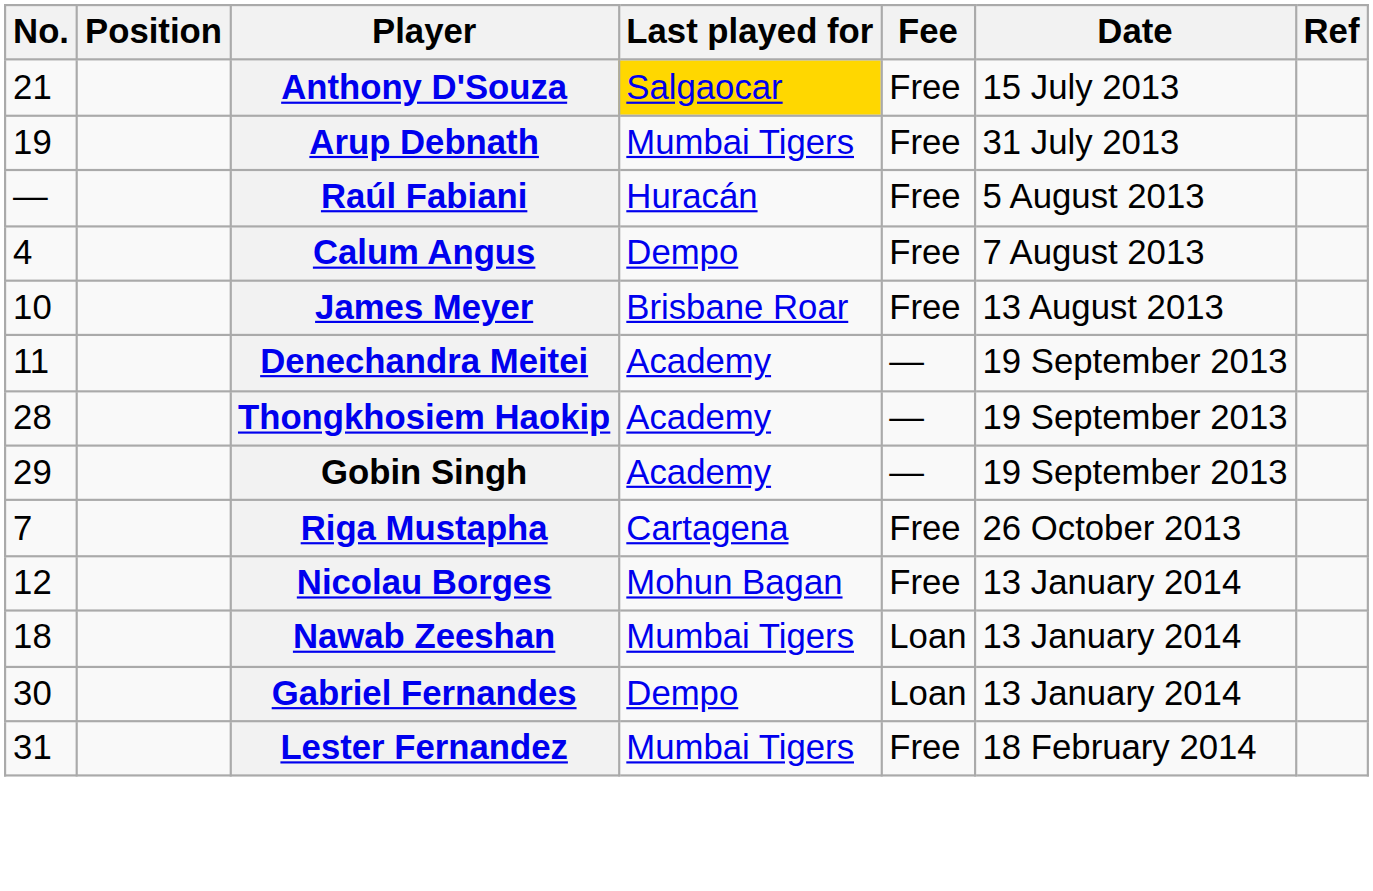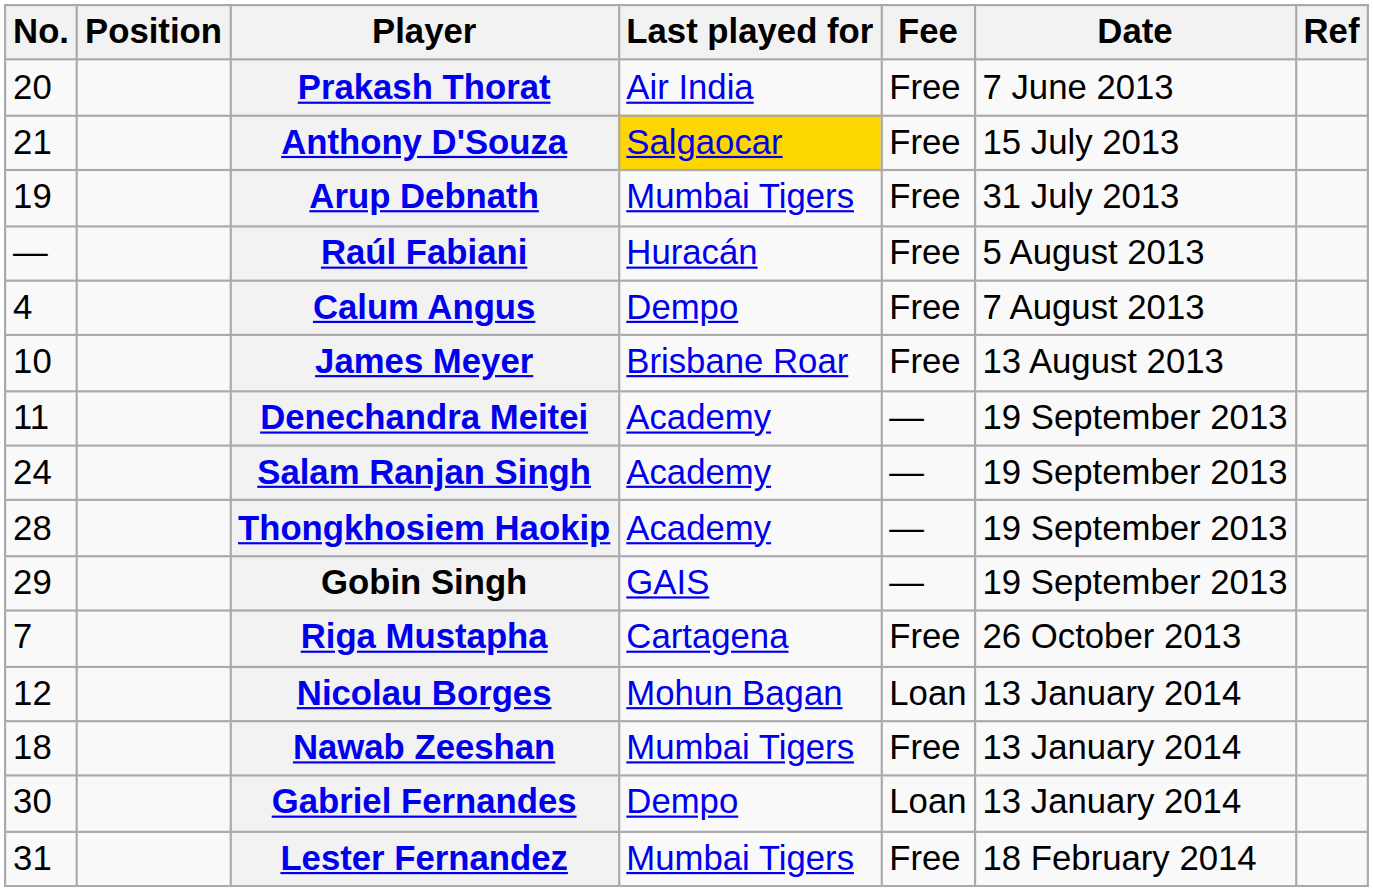+ row: (424, 87)
+ row: (424, 472)
(699, 472) Academy -> (668, 582) GAIS
(925, 582) Free -> (928, 692) Loan
(928, 637) Loan -> (925, 747) Free
